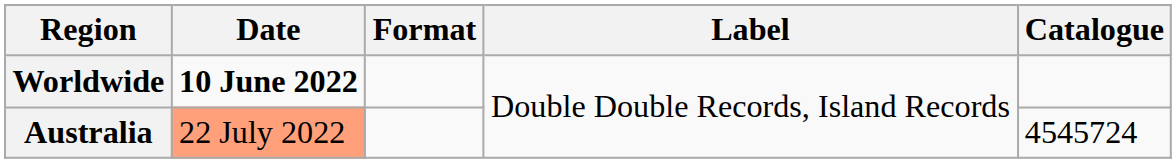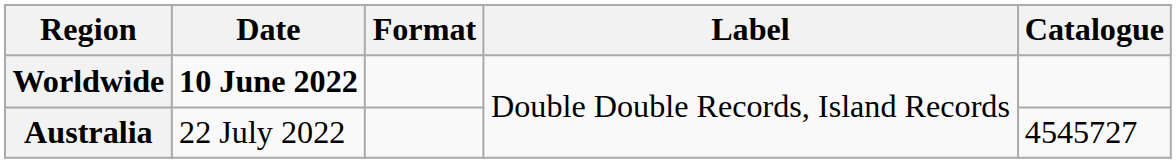(262, 132) lightsalmon background -> (262, 132) no background
(1081, 132) 4545724 -> (1081, 132) 4545727
